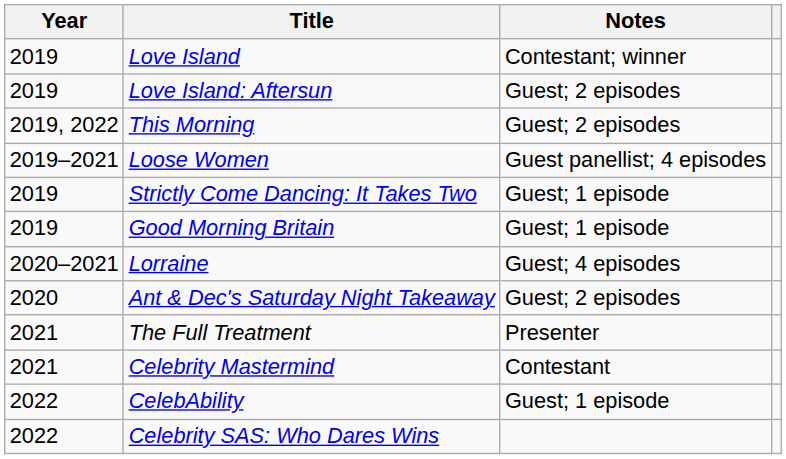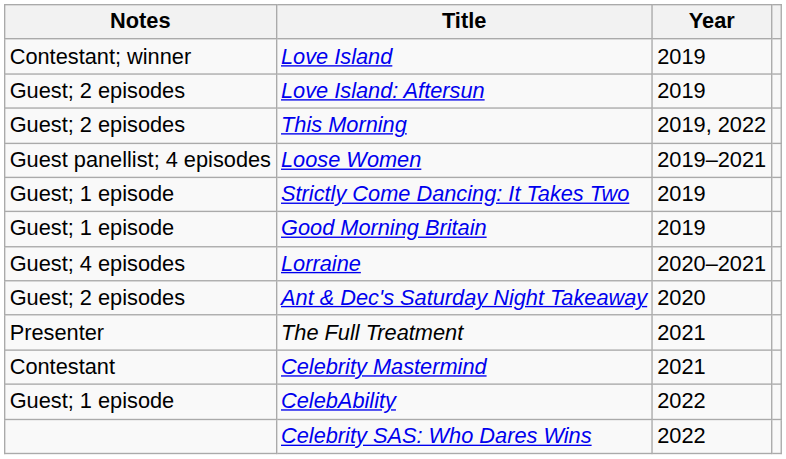columns swapped: (64, 21) <-> (636, 21)
